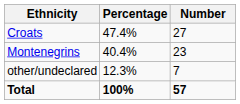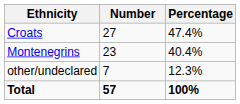columns swapped: (203, 14) <-> (135, 14)
